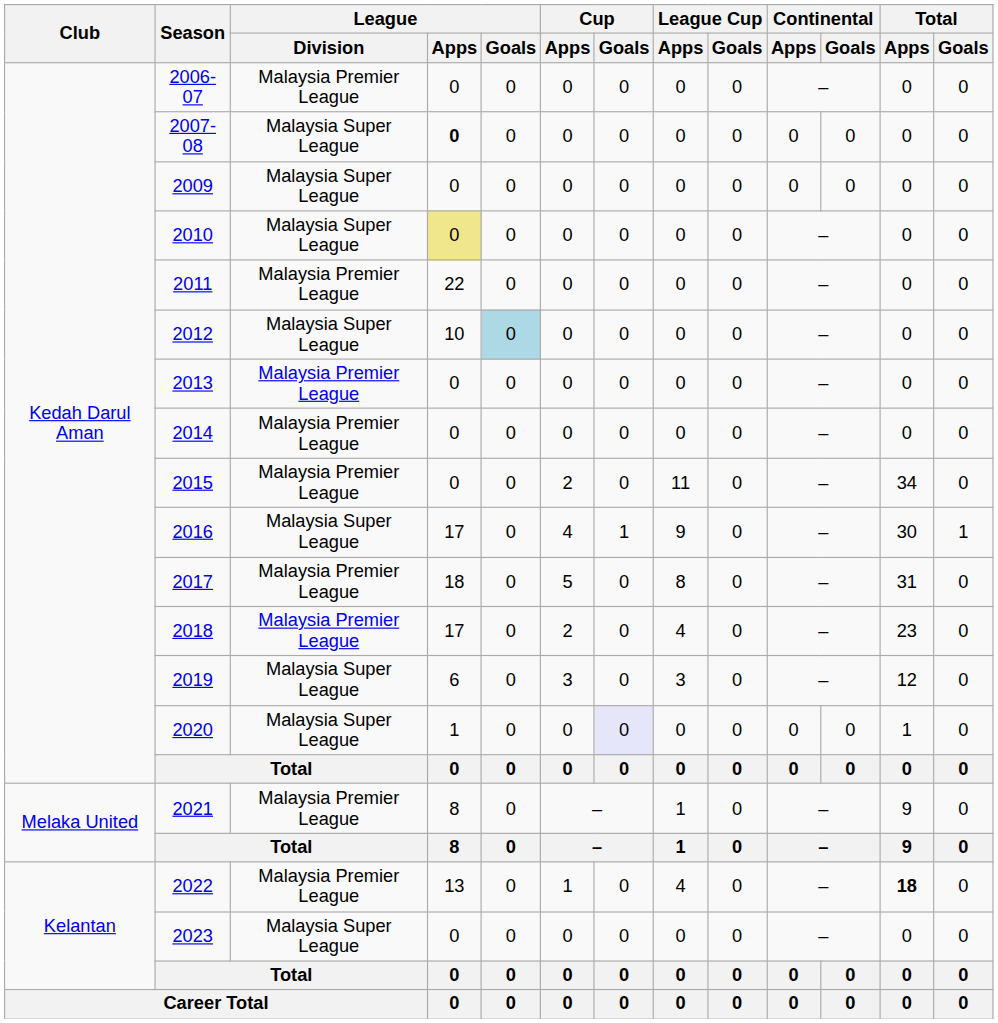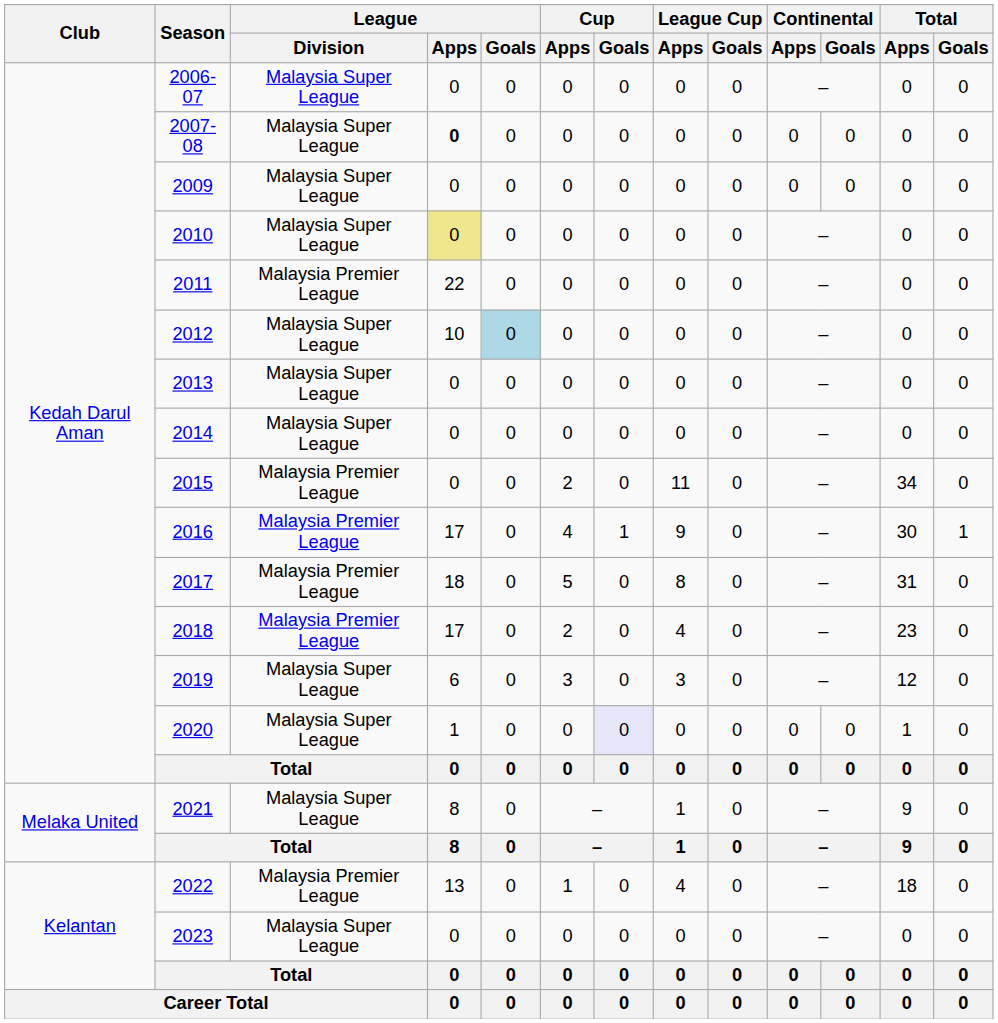(329, 87) Malaysia Premier League -> (329, 87) Malaysia Super League
(329, 383) Malaysia Premier League -> (329, 383) Malaysia Super League
(329, 433) Malaysia Premier League -> (329, 433) Malaysia Super League
(329, 532) Malaysia Super League -> (329, 532) Malaysia Premier League
(329, 808) Malaysia Premier League -> (329, 808) Malaysia Super League
(907, 886) bold -> (907, 886) normal
